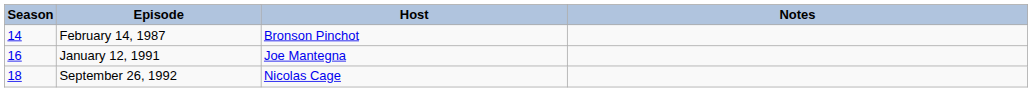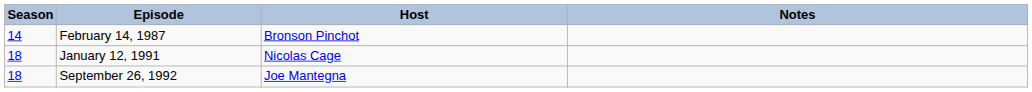(15, 55) 16 -> (15, 55) 18
(305, 55) Joe Mantegna -> (302, 55) Nicolas Cage
(302, 76) Nicolas Cage -> (305, 76) Joe Mantegna
